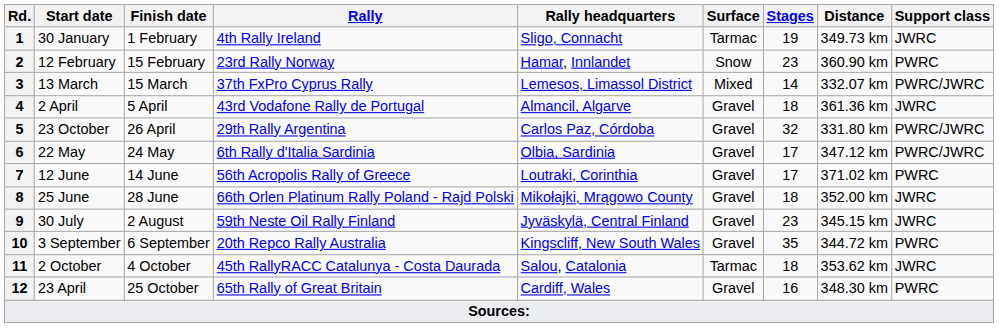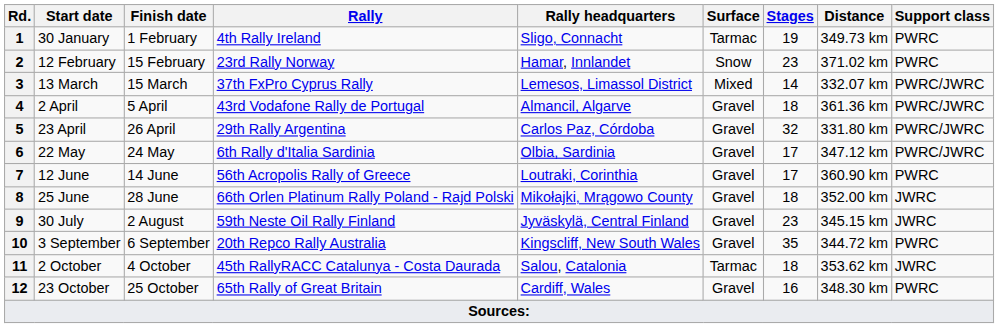(916, 38) JWRC -> (917, 38) PWRC
(854, 61) 360.90 km -> (854, 61) 371.02 km
(916, 106) JWRC -> (940, 106) PWRC/JWRC
(74, 129) 23 October -> (62, 129) 23 April
(854, 175) 371.02 km -> (854, 175) 360.90 km
(62, 288) 23 April -> (74, 288) 23 October
